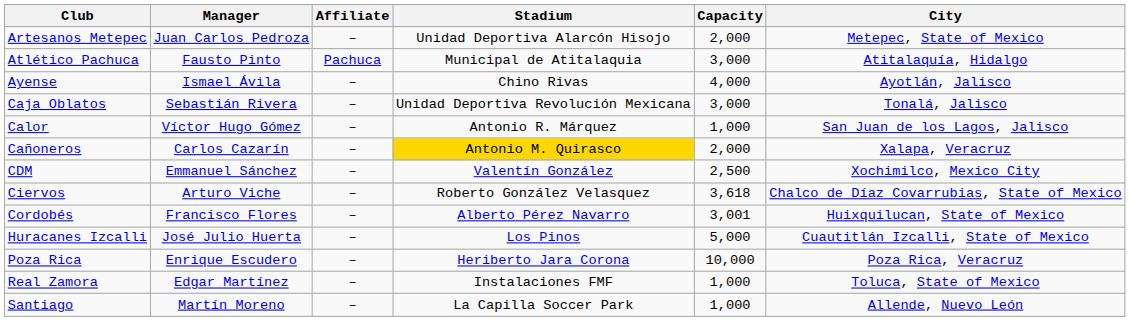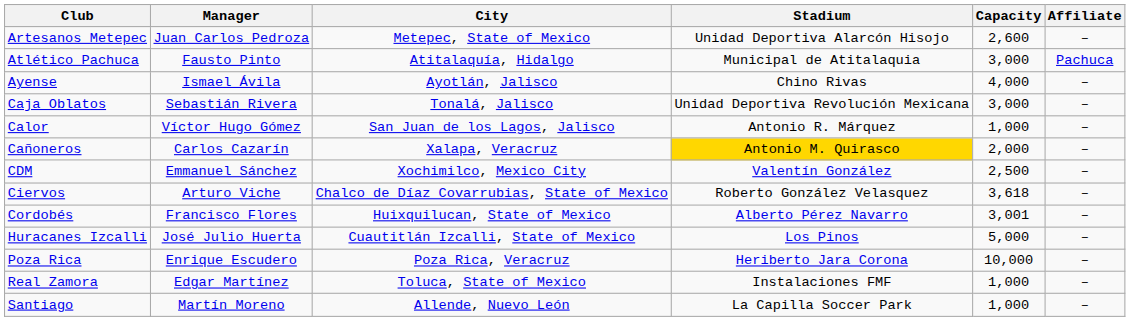columns swapped: (945, 16) <-> (353, 16)
(730, 38) 2,000 -> (1009, 38) 2,600
